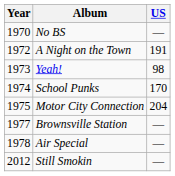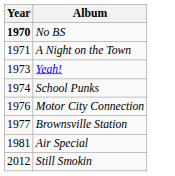- column: (158, 13)
(19, 32) normal -> (19, 32) bold
(19, 50) 1972 -> (19, 50) 1971
(19, 106) 1975 -> (19, 106) 1976
(19, 143) 1978 -> (19, 143) 1981
